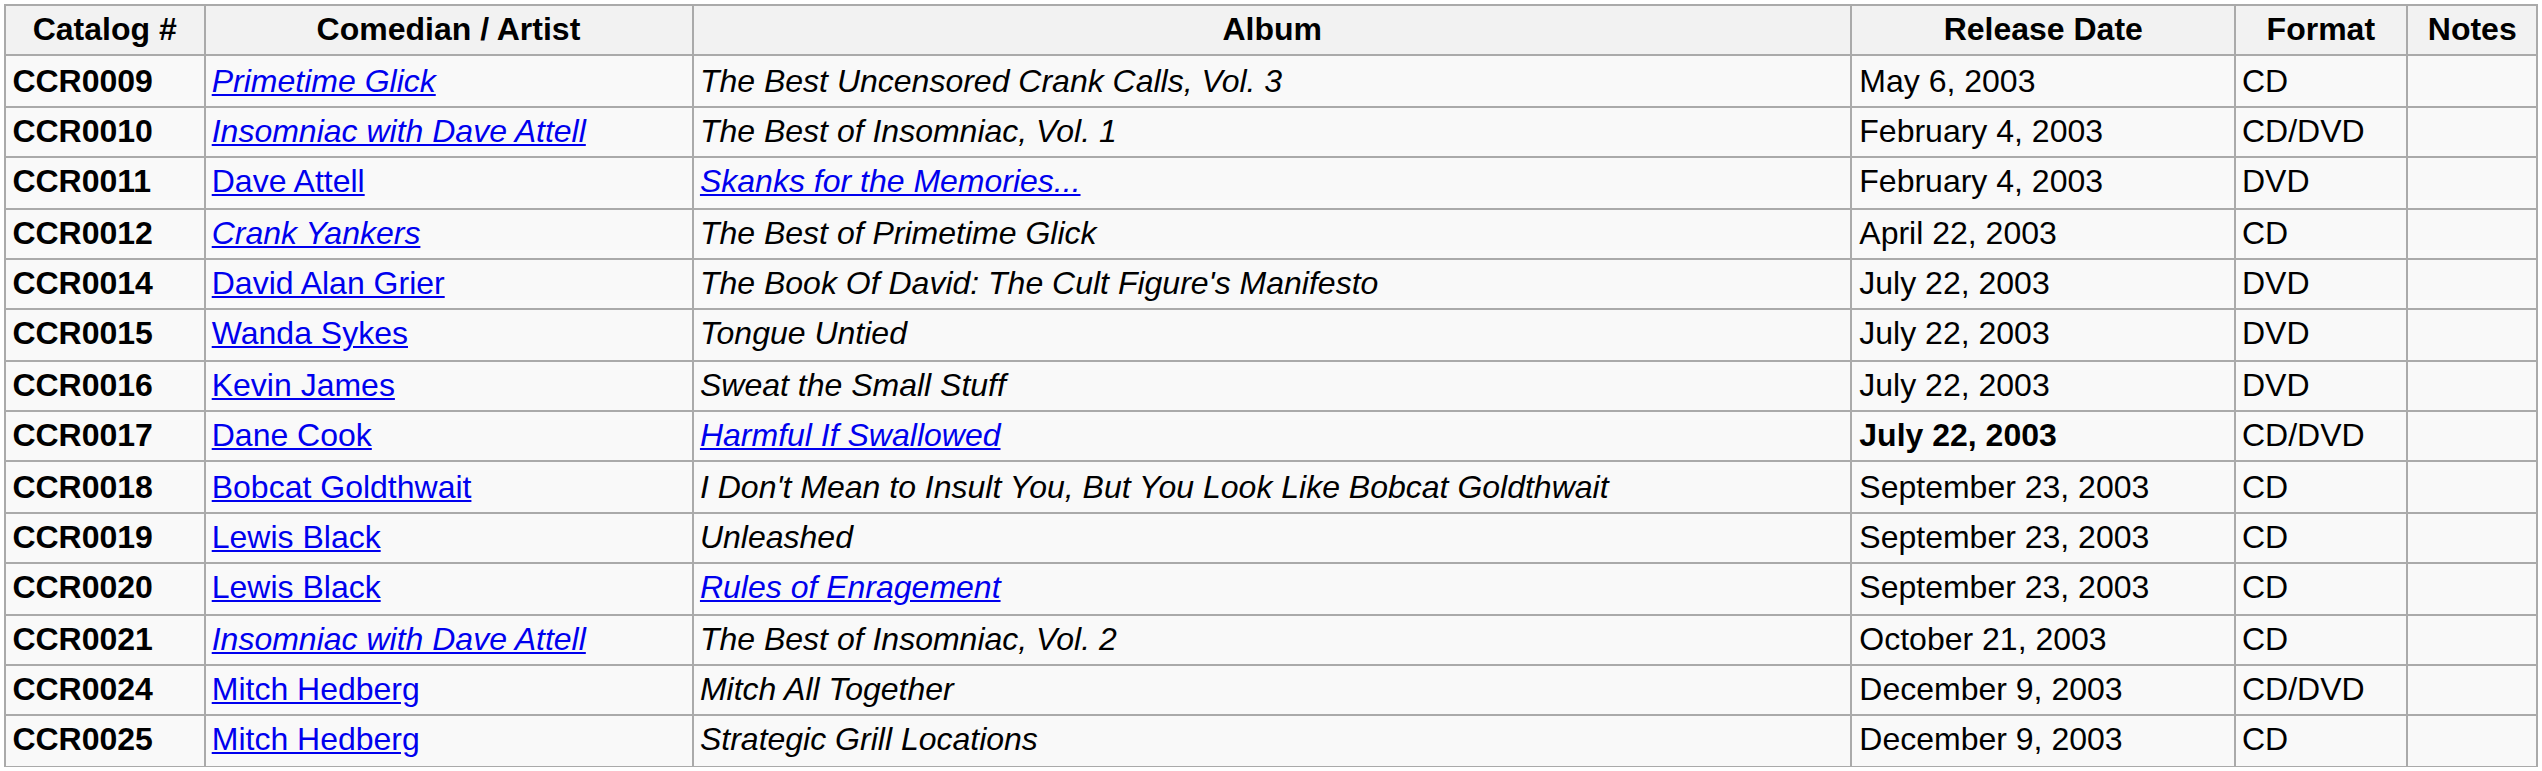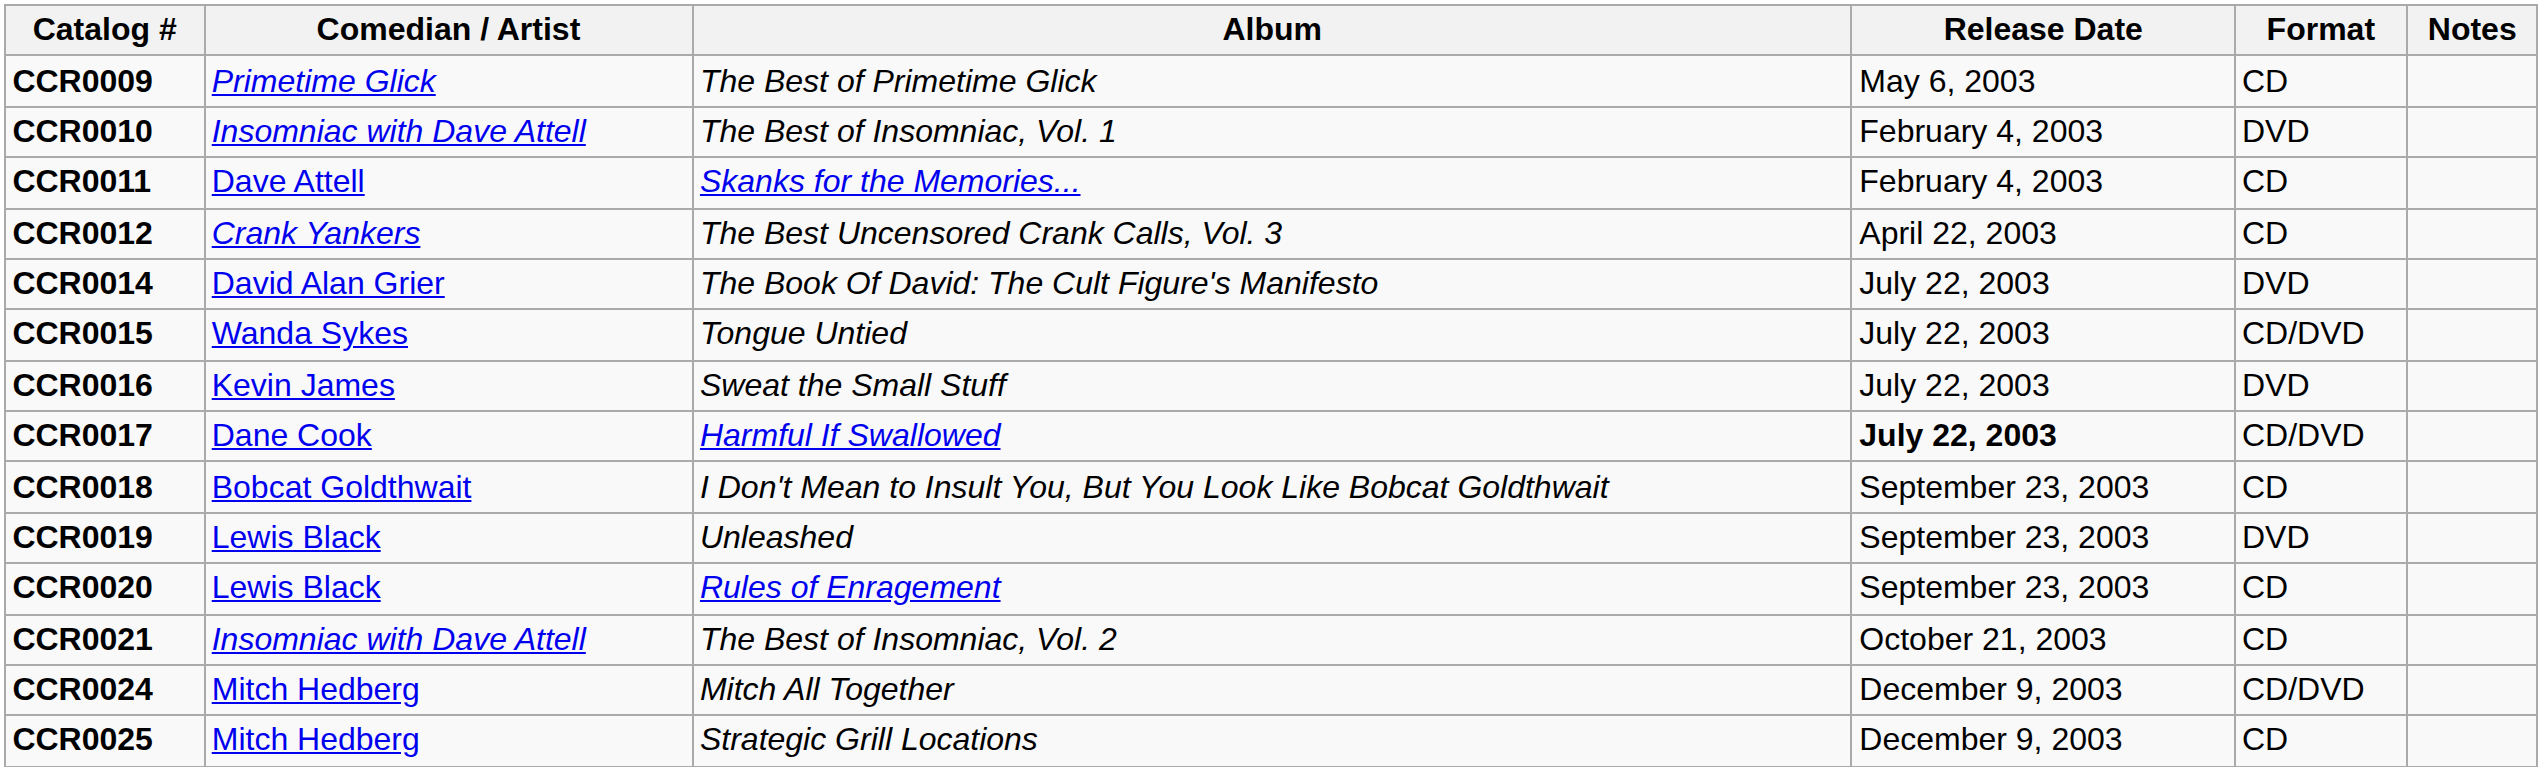(991, 80) The Best Uncensored Crank Calls, Vol. 3 -> (898, 80) The Best of Primetime Glick
(2303, 131) CD/DVD -> (2276, 131) DVD
(2276, 182) DVD -> (2265, 182) CD
(898, 232) The Best of Primetime Glick -> (991, 232) The Best Uncensored Crank Calls, Vol. 3
(2276, 334) DVD -> (2303, 334) CD/DVD
(2265, 537) CD -> (2276, 537) DVD
